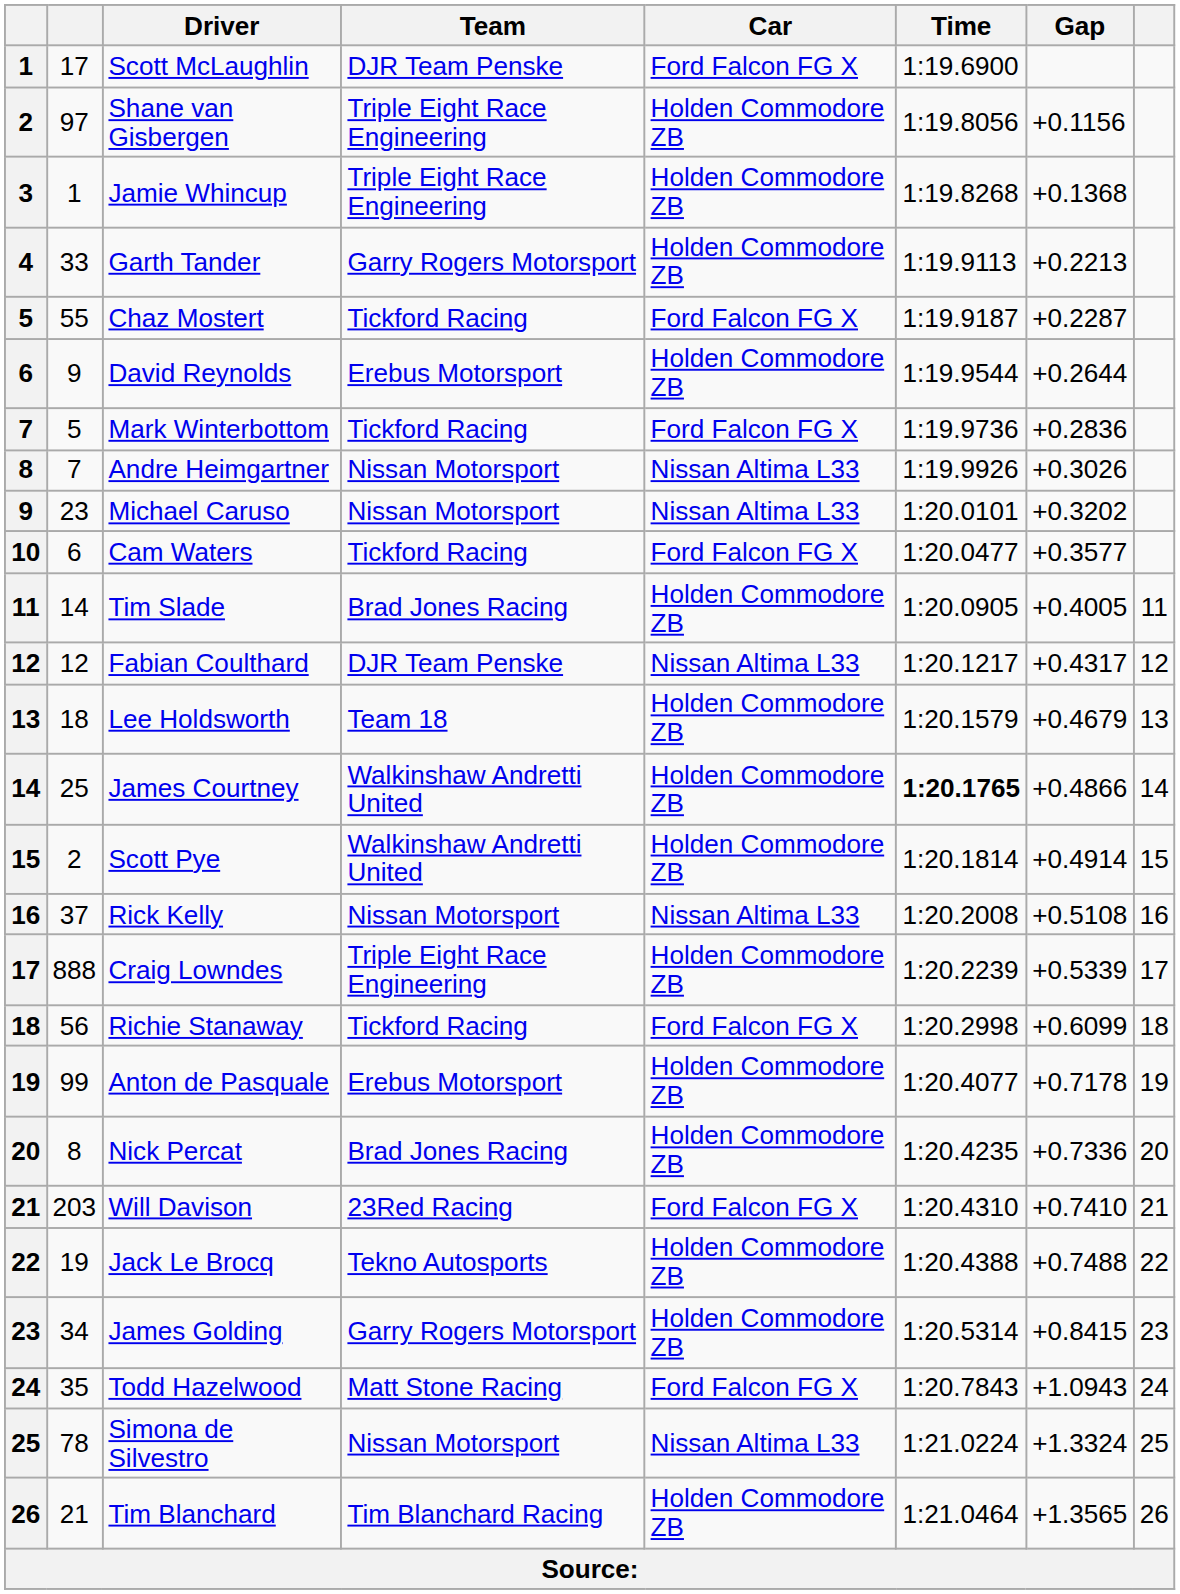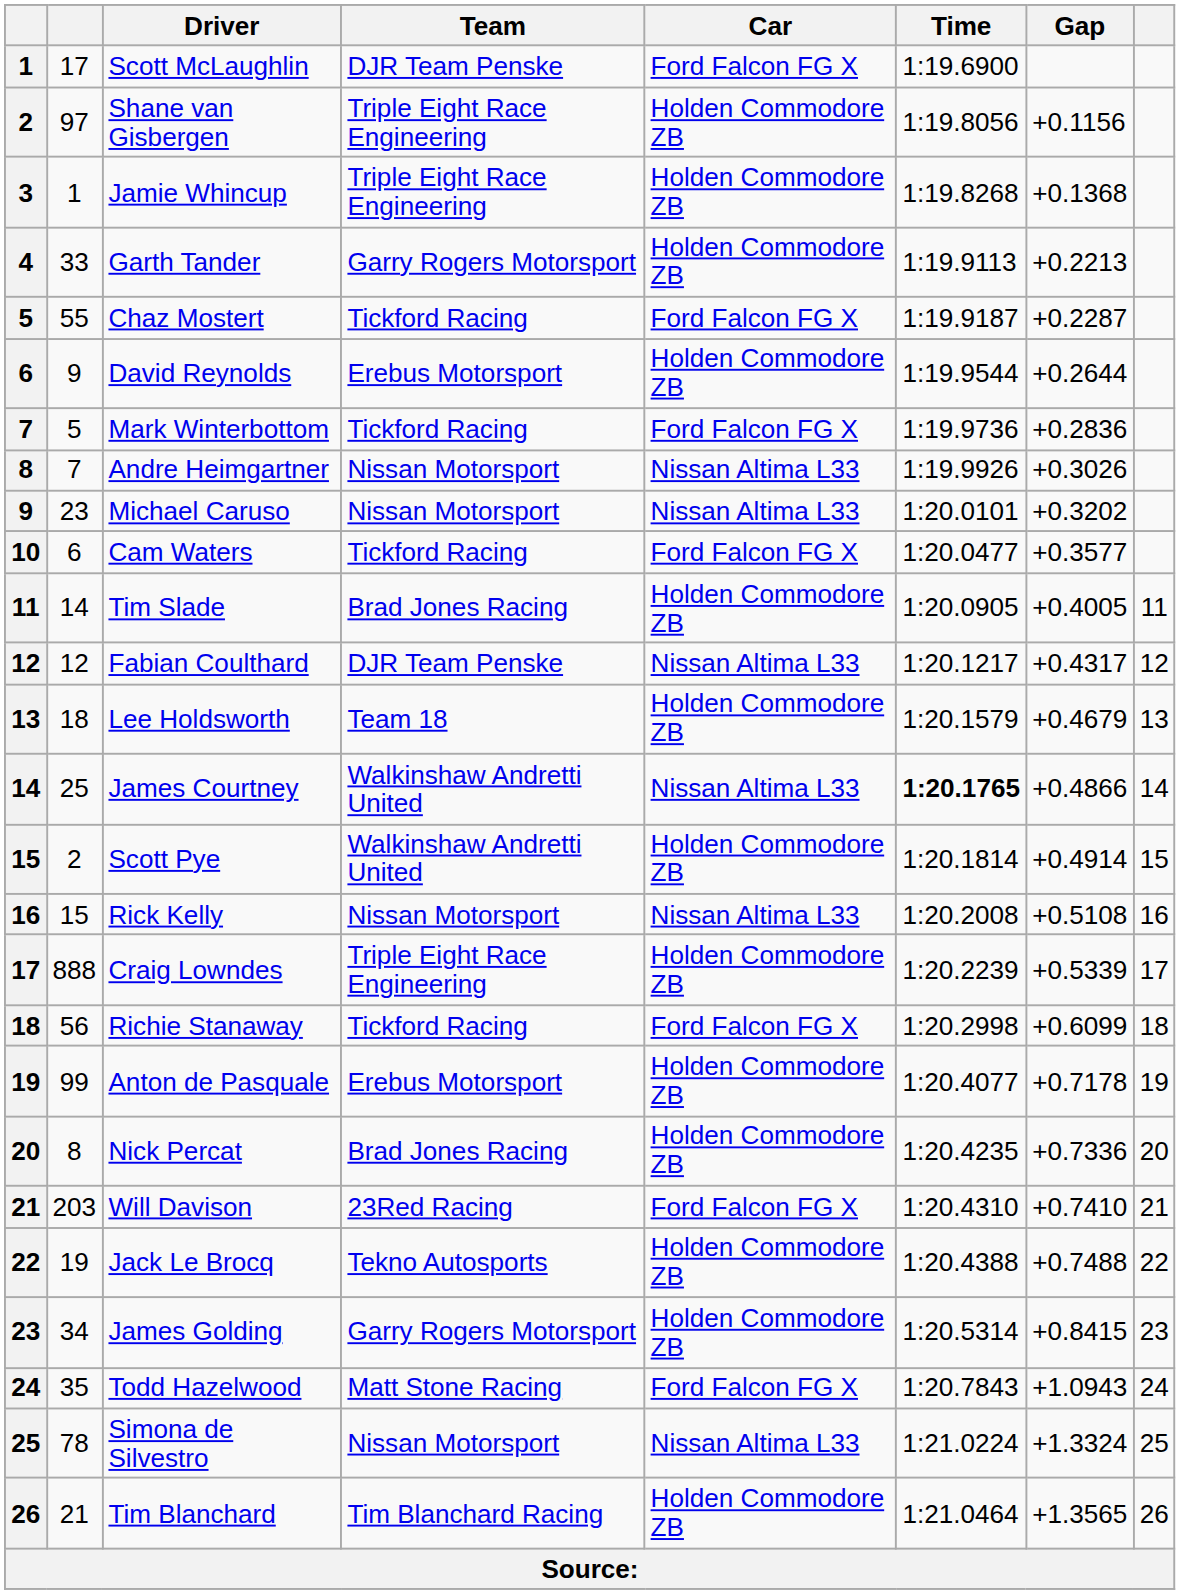(767, 789) Holden Commodore ZB -> (755, 789) Nissan Altima L33
(74, 914) 37 -> (74, 914) 15
